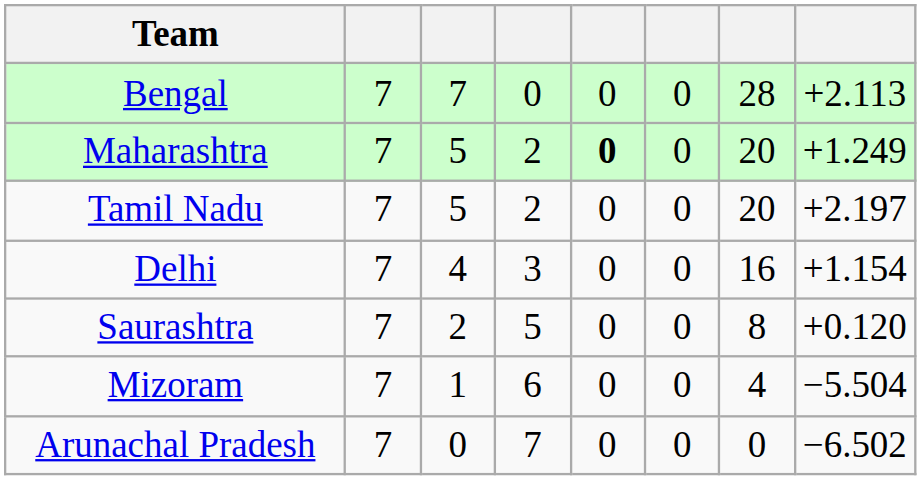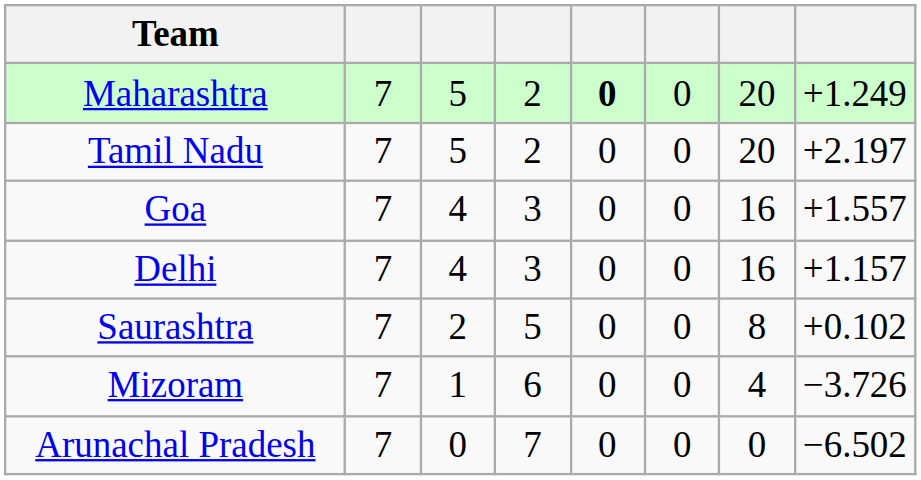- row: (175, 92)
+ row: (175, 209)
(855, 268) +1.154 -> (855, 268) +1.157
(855, 326) +0.120 -> (855, 326) +0.102
(855, 385) −5.504 -> (855, 385) −3.726
